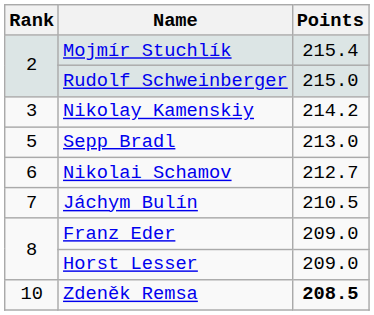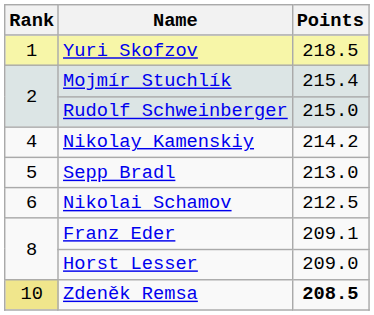+ row: (130, 50)
(32, 112) 3 -> (32, 142) 4
(330, 173) 212.7 -> (330, 203) 212.5
- row: (130, 203)
(330, 234) 209.0 -> (330, 234) 209.1
(32, 295) no background -> (32, 295) khaki background
